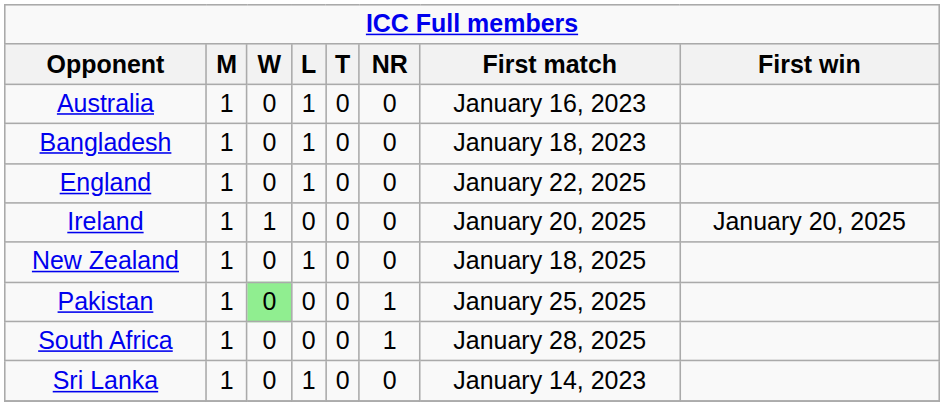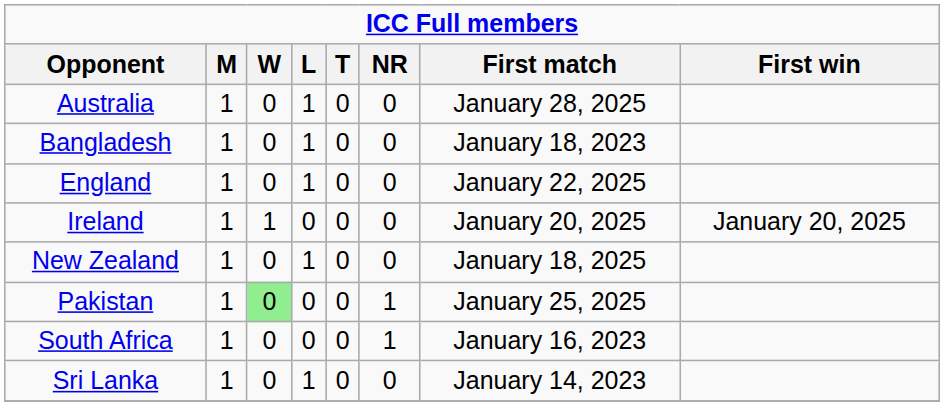(550, 103) January 16, 2023 -> (550, 103) January 28, 2025
(550, 340) January 28, 2025 -> (550, 340) January 16, 2023
